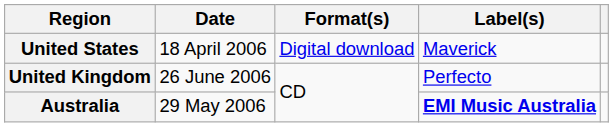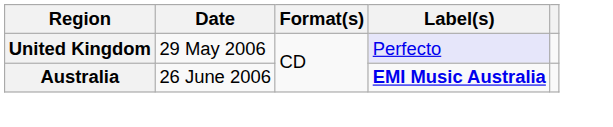- row: (80, 48)
(215, 77) 26 June 2006 -> (213, 48) 29 May 2006
(457, 77) no background -> (407, 48) lavender background
(213, 106) 29 May 2006 -> (215, 77) 26 June 2006
